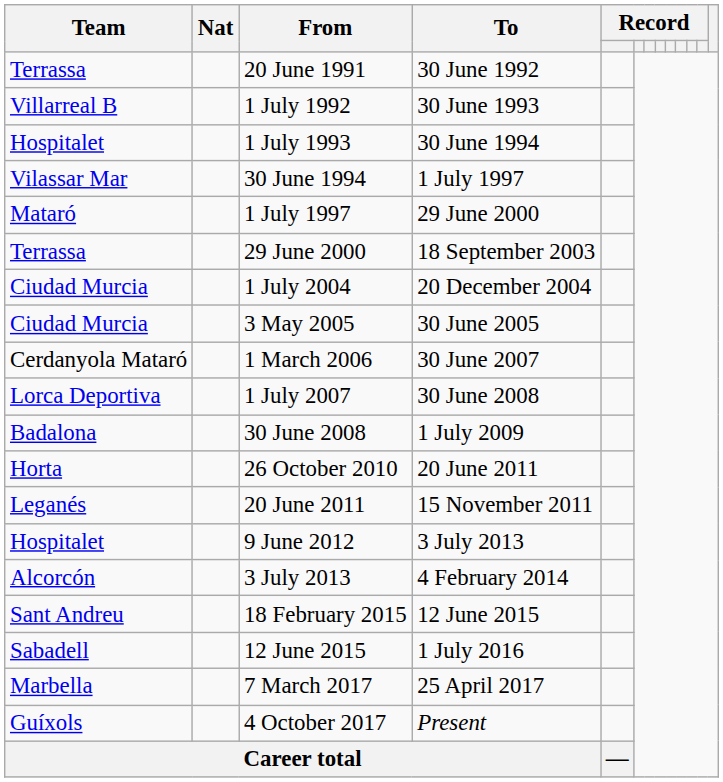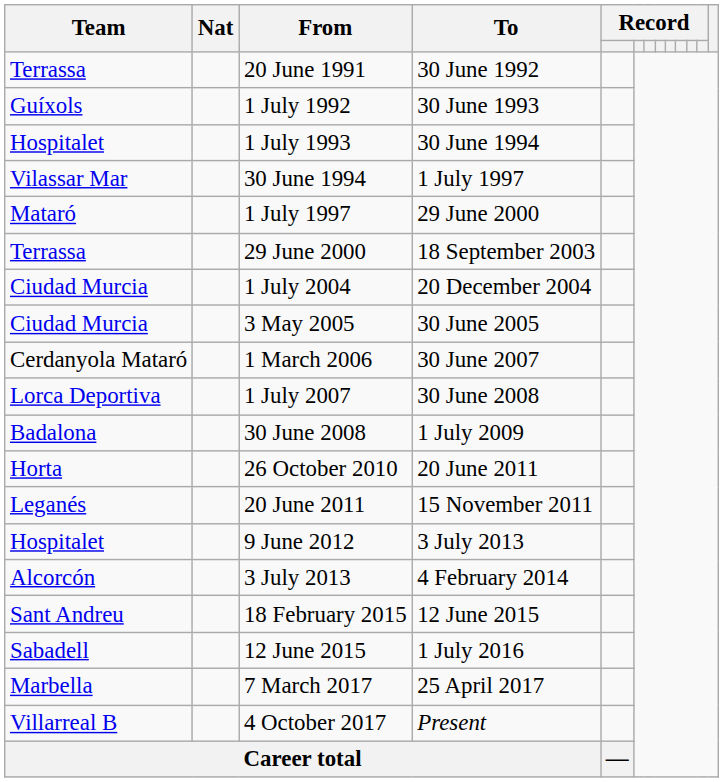(64, 105) Villarreal B -> (46, 105) Guíxols
(46, 722) Guíxols -> (64, 722) Villarreal B
